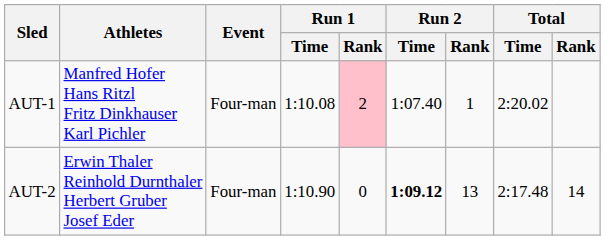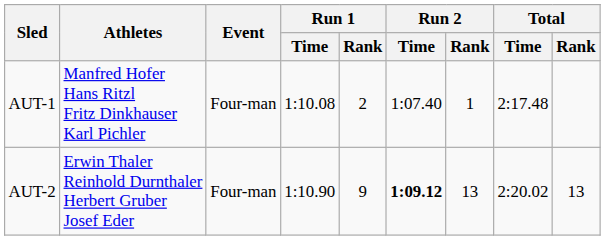(363, 104) pink background -> (363, 104) no background
(523, 104) 2:20.02 -> (523, 104) 2:17.48
(363, 191) 0 -> (363, 191) 9
(523, 191) 2:17.48 -> (523, 191) 2:20.02
(576, 191) 14 -> (576, 191) 13
